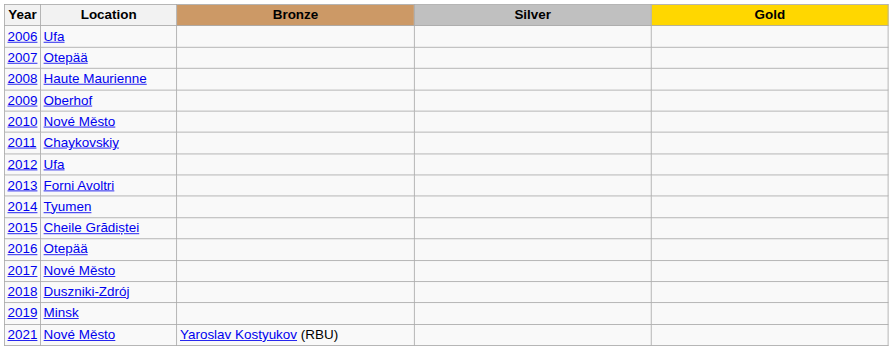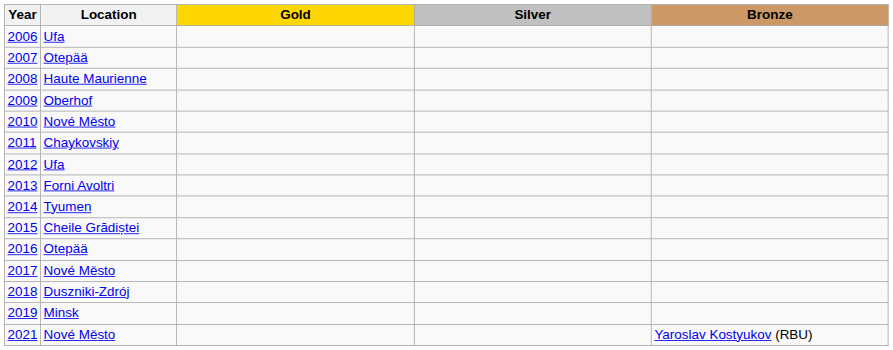columns swapped: (770, 15) <-> (295, 15)
